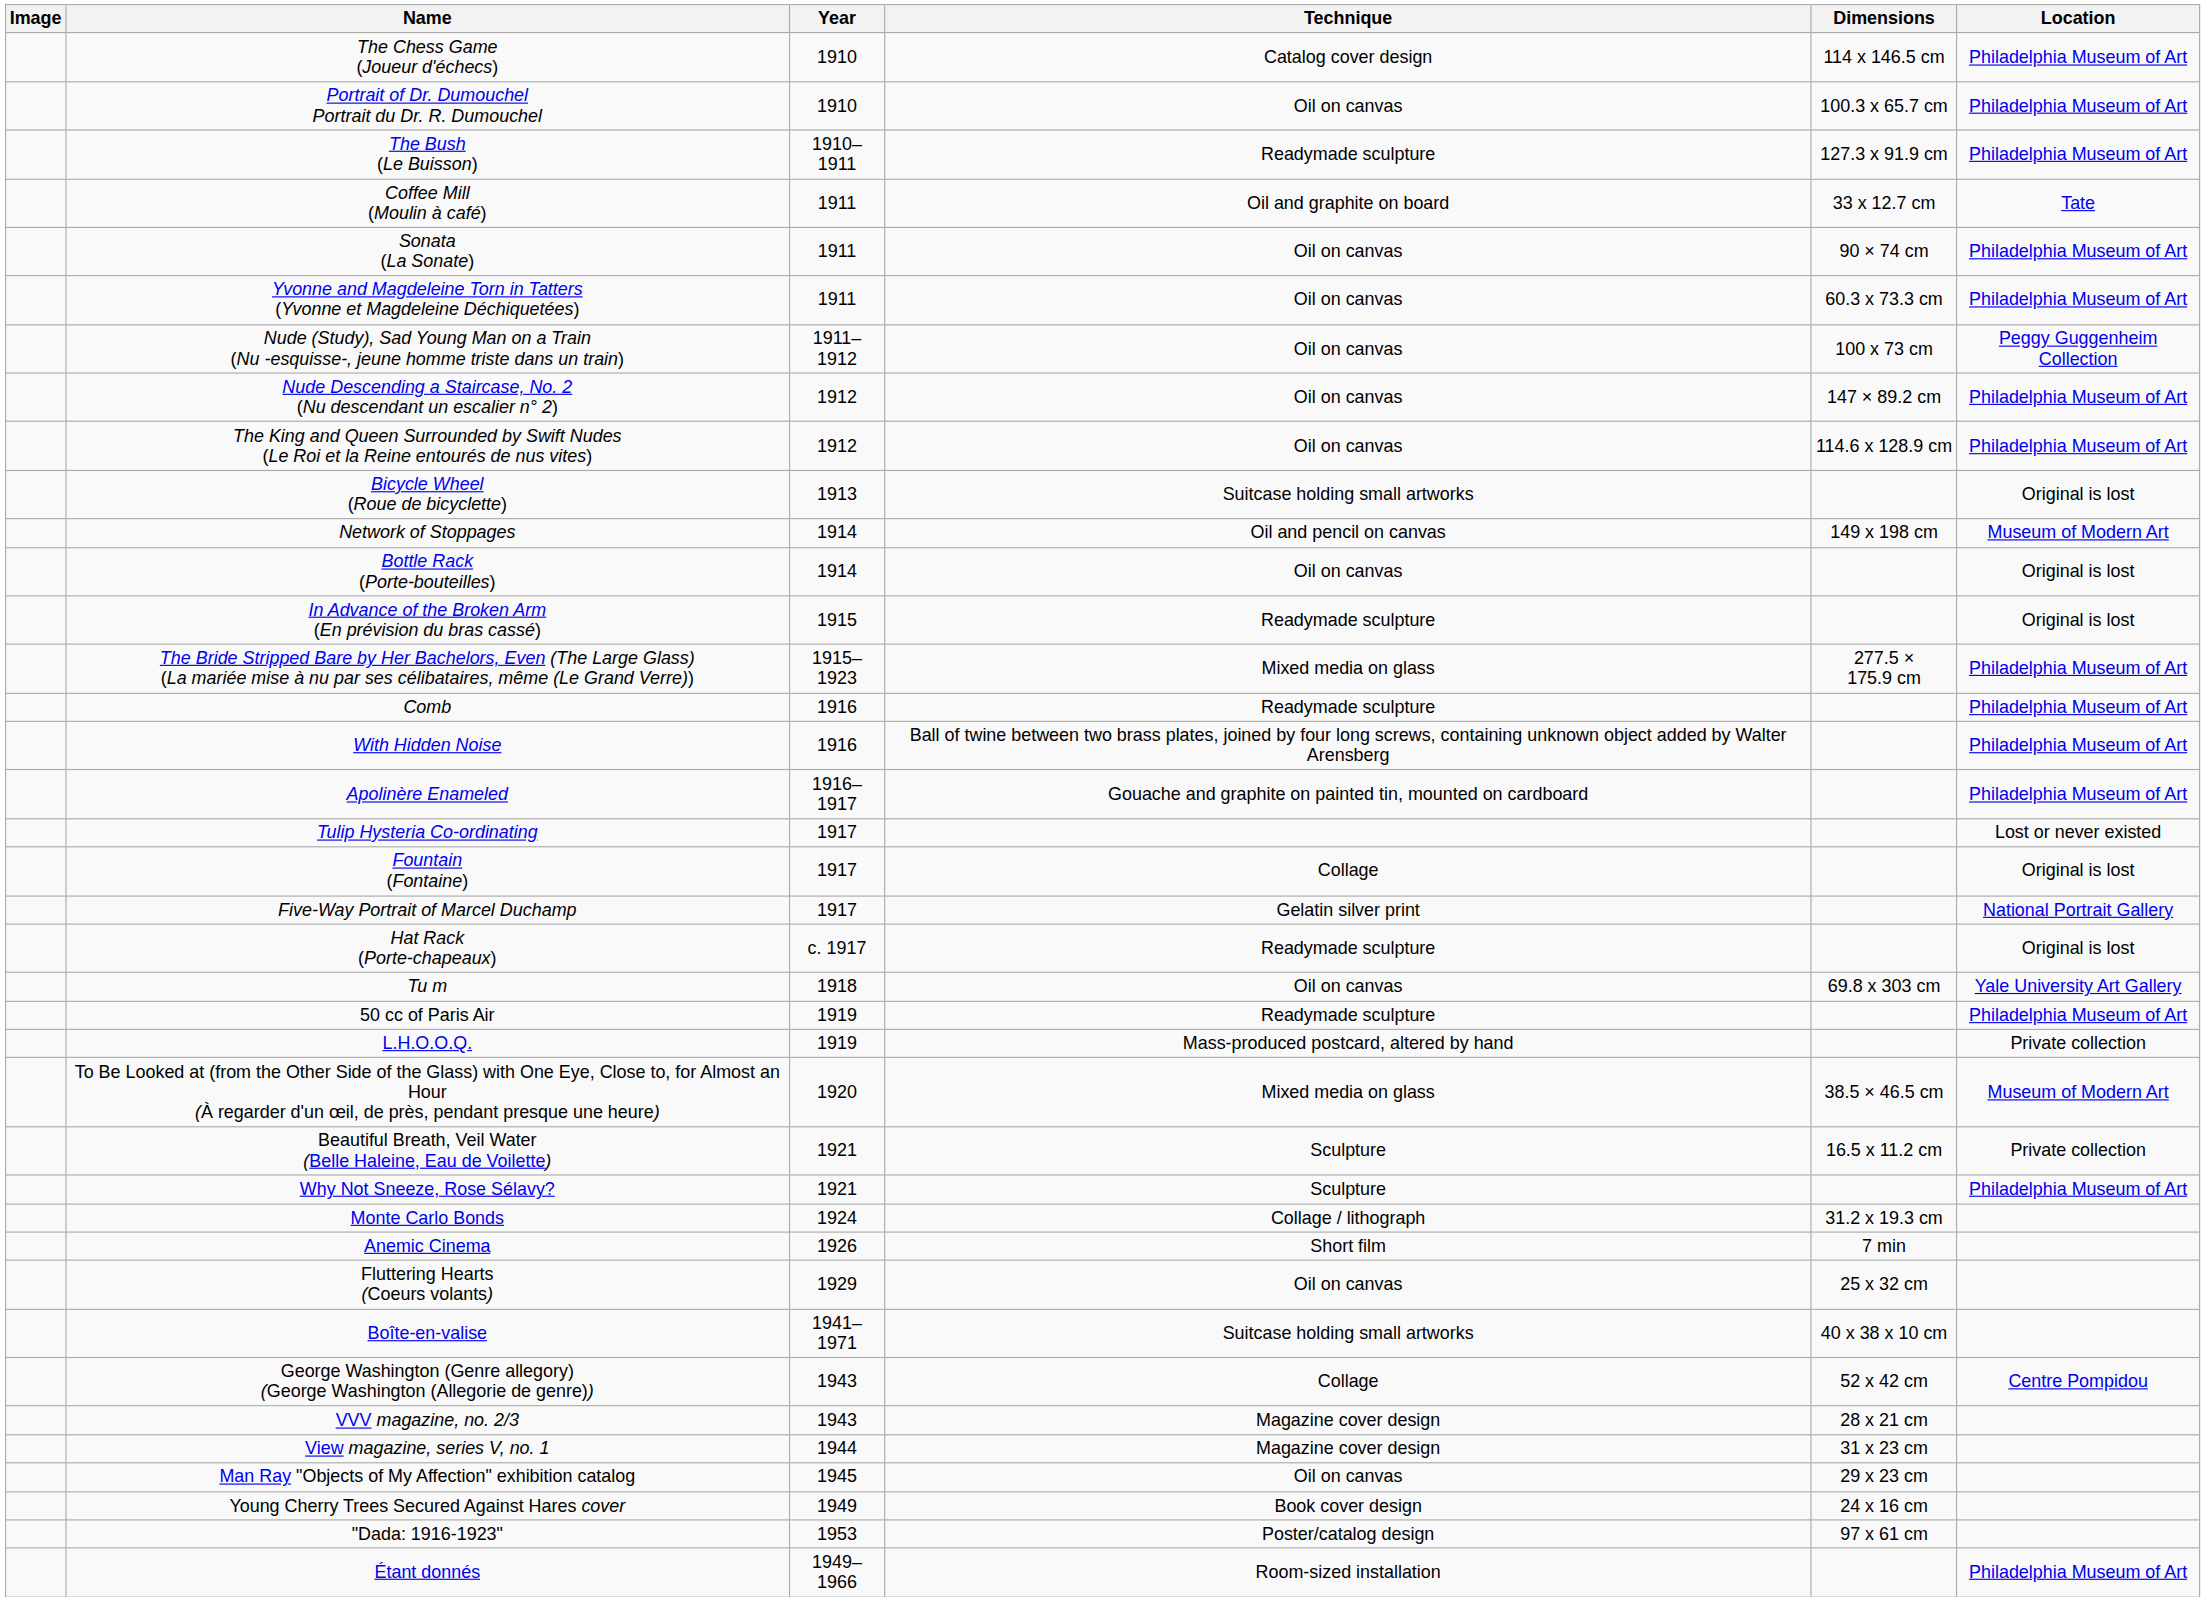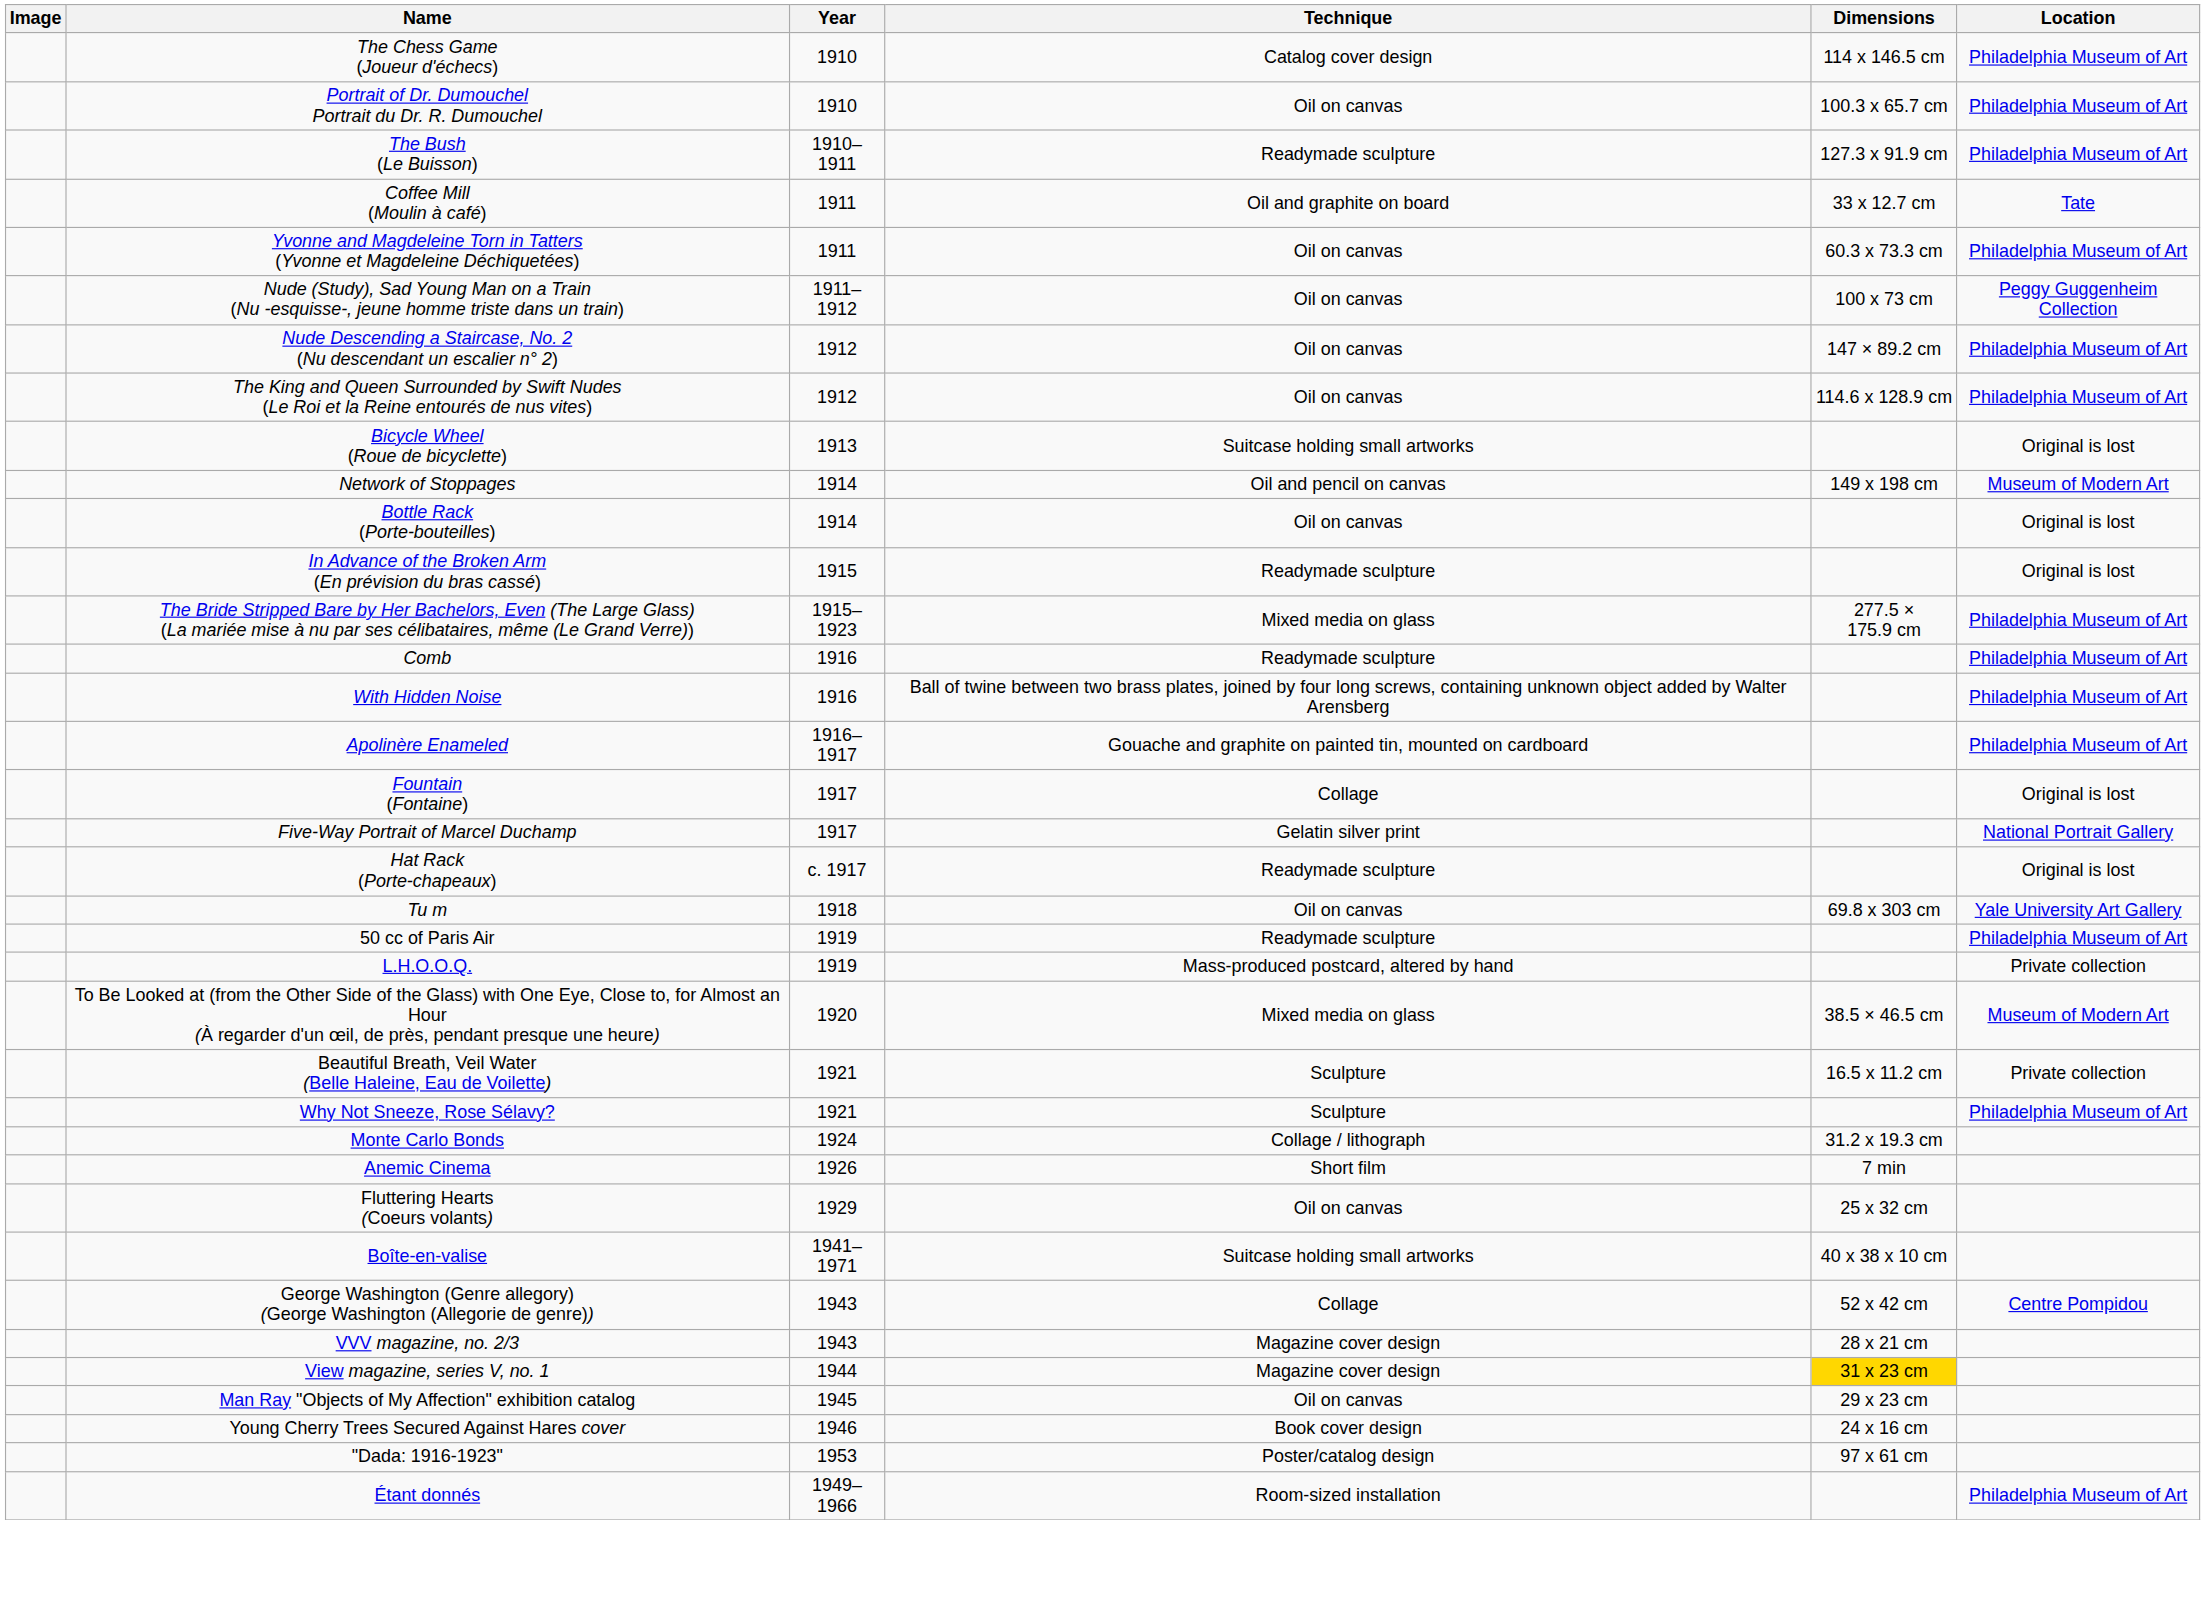- row: (427, 251)
- row: (427, 832)
(1884, 1448) no background -> (1884, 1371) gold background
(837, 1505) 1949 -> (837, 1428) 1946
